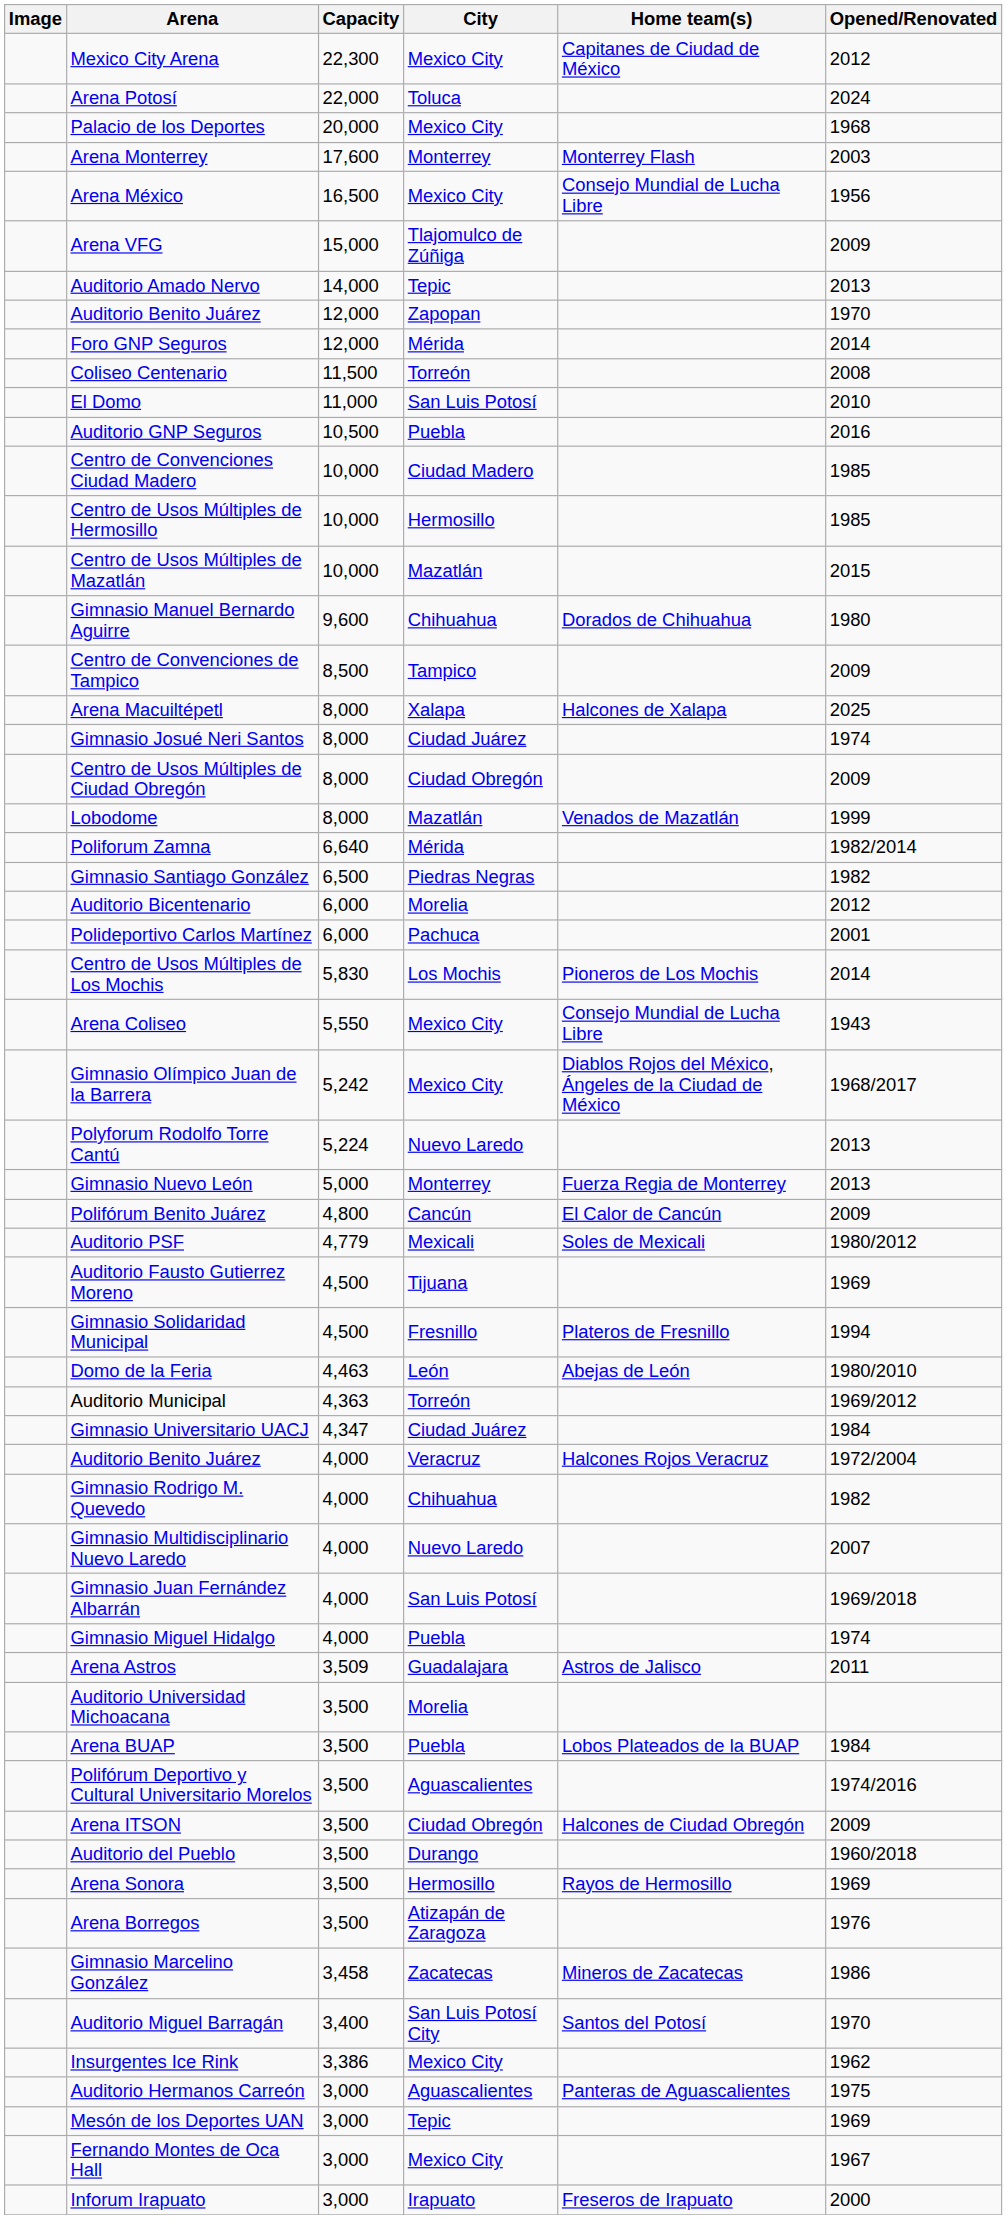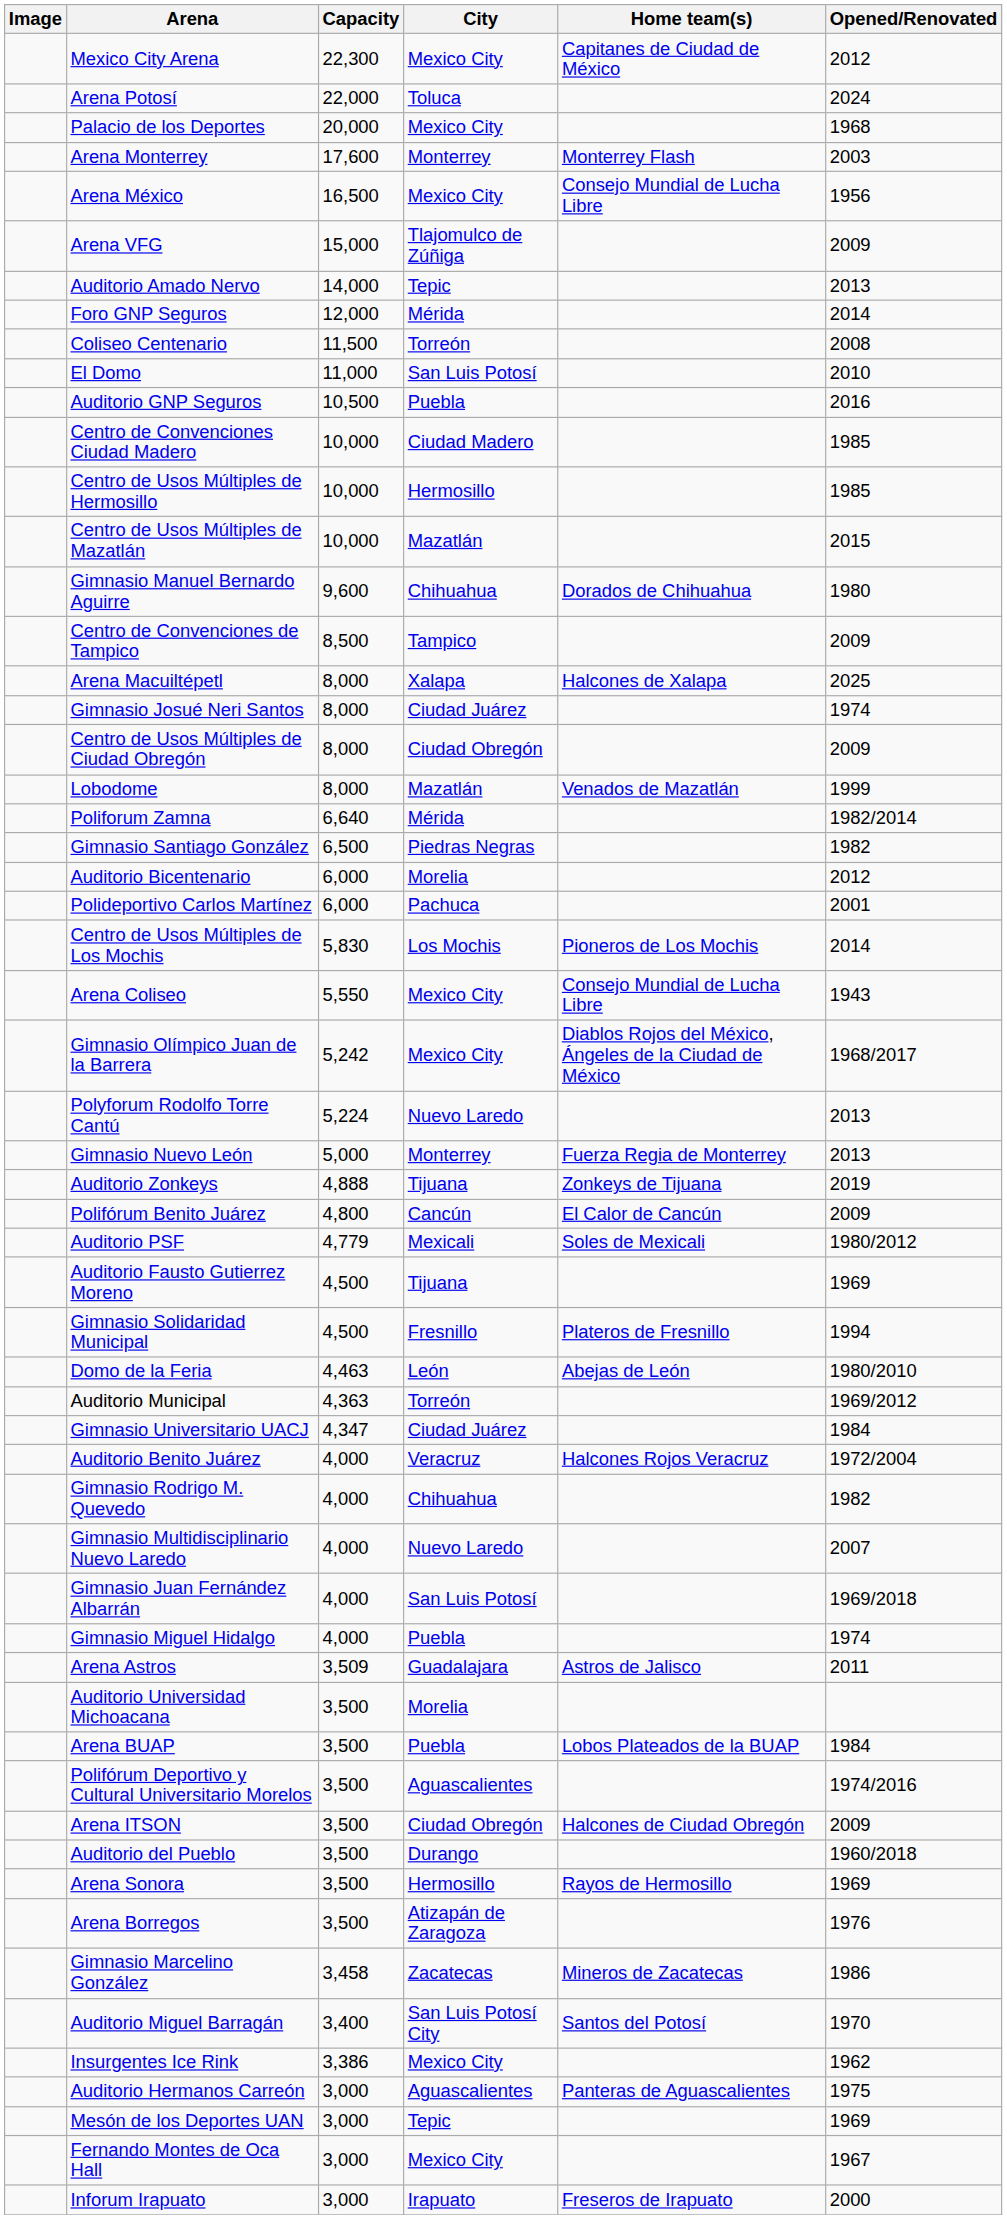- row: (166, 314)
+ row: (144, 1184)
